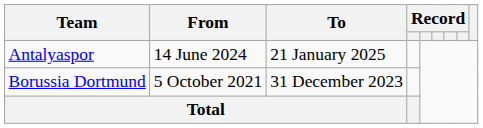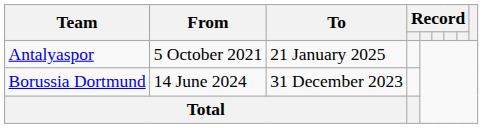(200, 54) 14 June 2024 -> (208, 54) 5 October 2021
(208, 81) 5 October 2021 -> (200, 81) 14 June 2024
